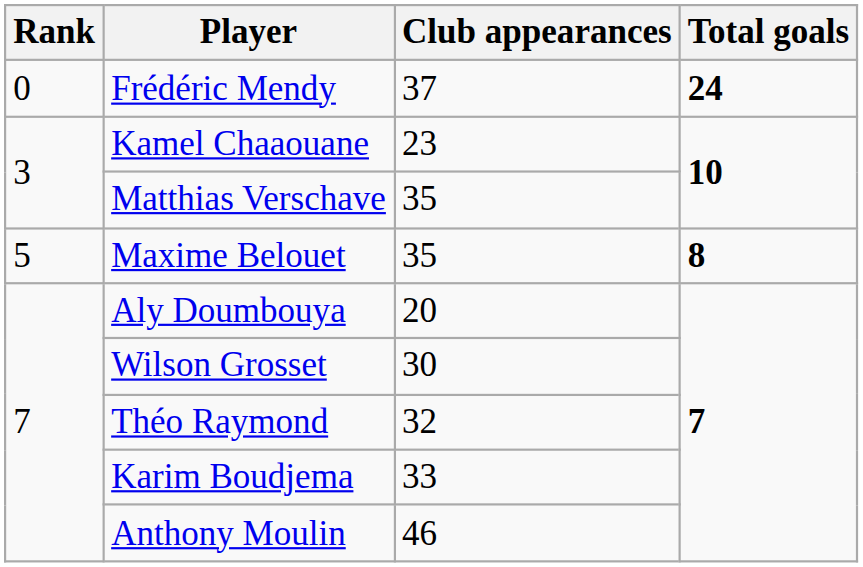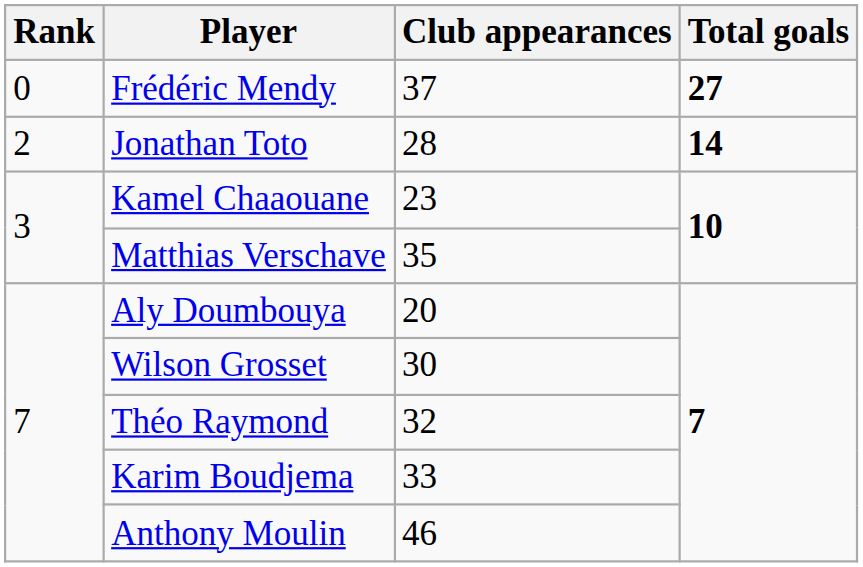(705, 87) 24 -> (705, 87) 27
+ row: (209, 143)
- row: (228, 254)
